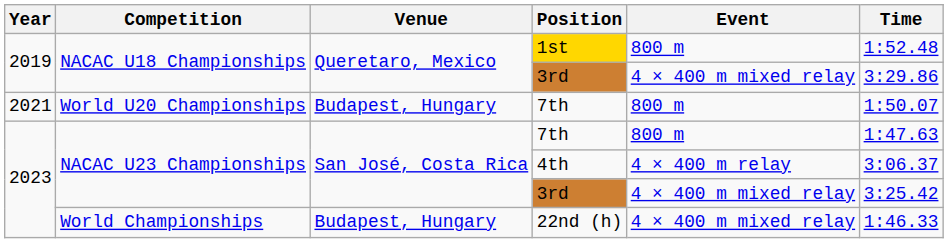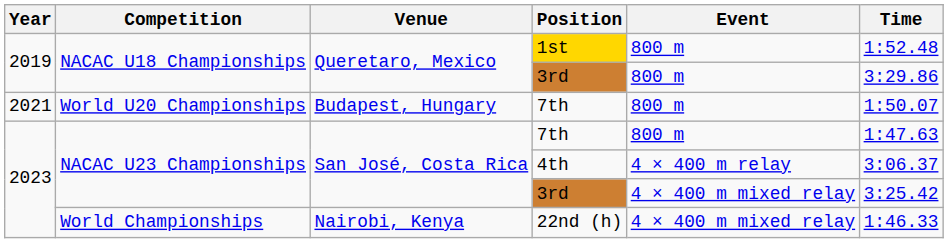(743, 77) 4 × 400 m mixed relay -> (657, 77) 800 m
(405, 222) Budapest, Hungary -> (389, 222) Nairobi, Kenya
